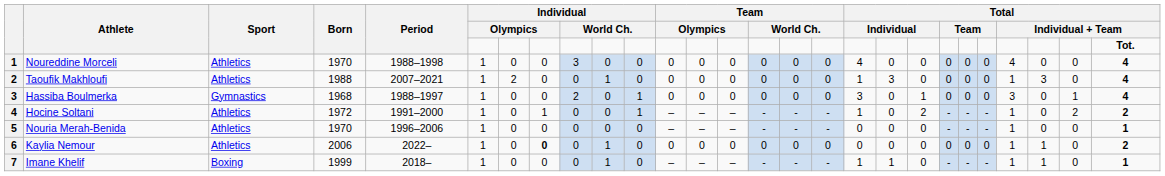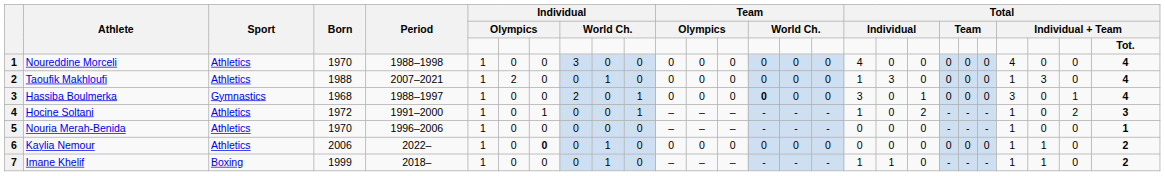(764, 96) normal -> (764, 96) bold
(1126, 113) 2 -> (1126, 113) 3
(1126, 163) 1 -> (1126, 163) 2
